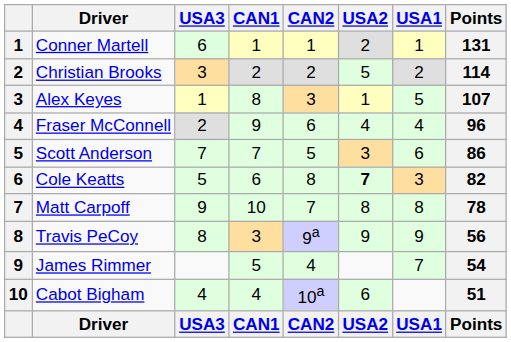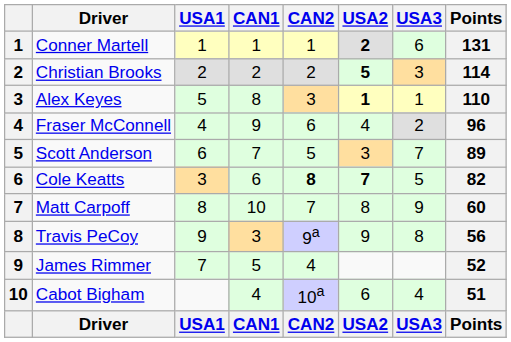columns swapped: (419, 18) <-> (202, 18)
(365, 45) normal -> (365, 45) bold
(365, 72) normal -> (365, 72) bold
(365, 99) normal -> (365, 99) bold
(476, 99) 107 -> (476, 99) 110
(476, 153) 86 -> (476, 153) 89
(311, 180) normal -> (311, 180) bold
(476, 207) 78 -> (476, 207) 60
(476, 265) 54 -> (476, 265) 52
